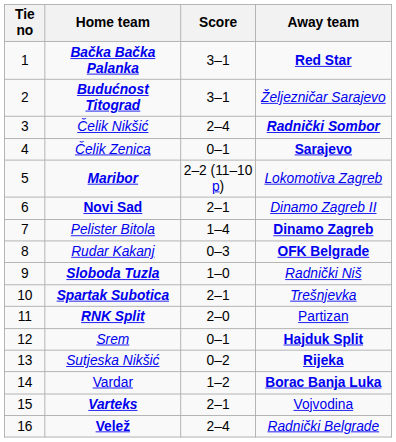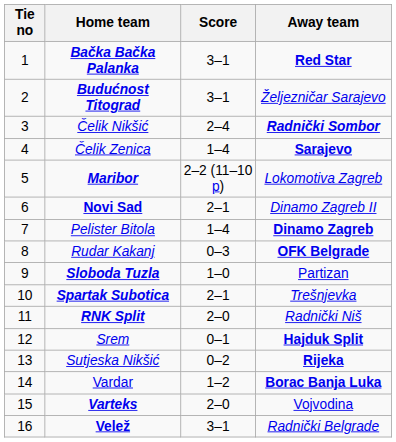(218, 149) 0–1 -> (218, 149) 1–4
(323, 273) Radnički Niš -> (323, 273) Partizan
(323, 317) Partizan -> (323, 317) Radnički Niš
(218, 404) 2–1 -> (218, 404) 2–0
(218, 426) 2–4 -> (218, 426) 3–1
